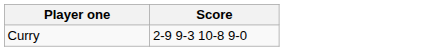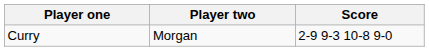+ column: (223, 14)
